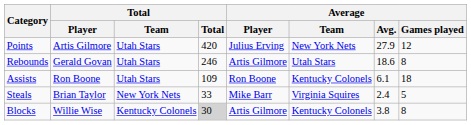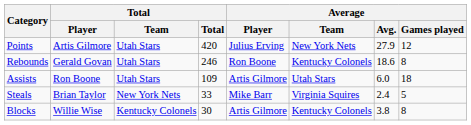(258, 62) Artis Gilmore -> (252, 62) Ron Boone
(314, 62) Utah Stars -> (332, 62) Kentucky Colonels
(252, 78) Ron Boone -> (258, 78) Artis Gilmore
(332, 78) Kentucky Colonels -> (314, 78) Utah Stars
(383, 78) 6.1 -> (383, 78) 6.0
(207, 111) lightgrey background -> (207, 111) no background
